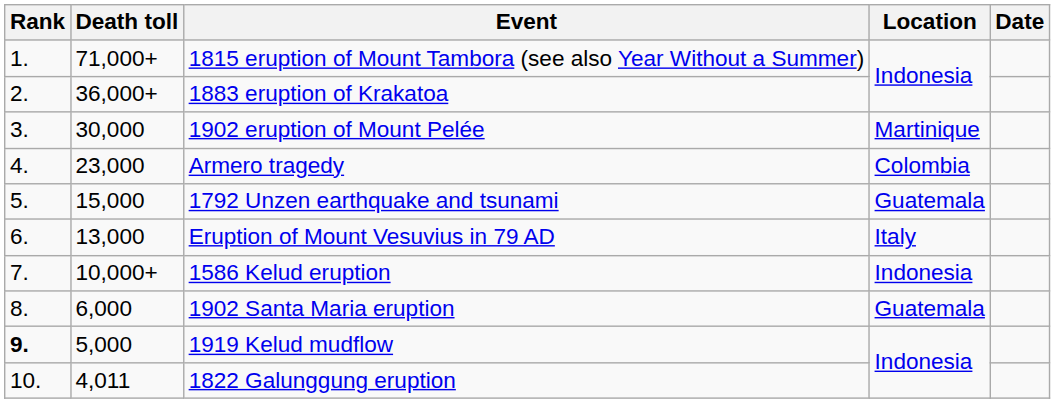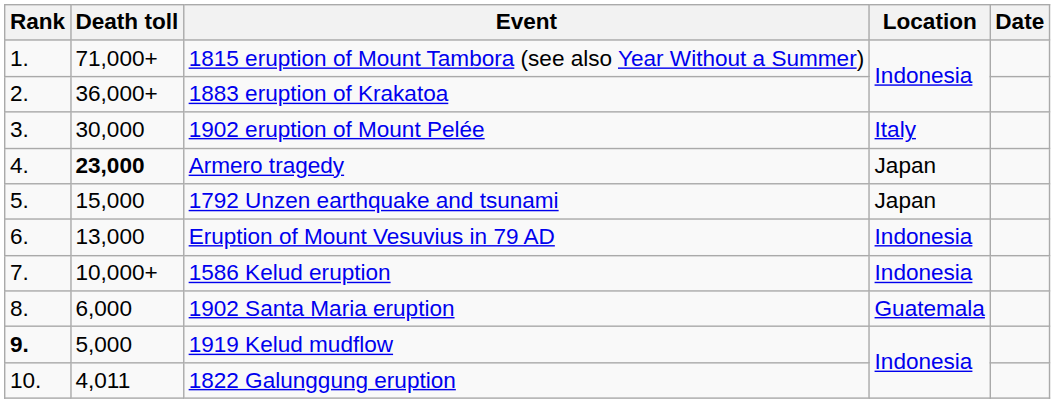(927, 129) Martinique -> (895, 129) Italy
(110, 165) normal -> (110, 165) bold
(922, 165) Colombia -> (905, 165) Japan
(930, 201) Guatemala -> (905, 201) Japan
(895, 237) Italy -> (923, 237) Indonesia
